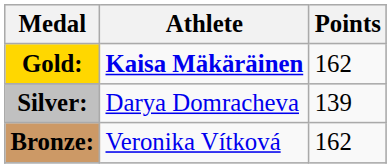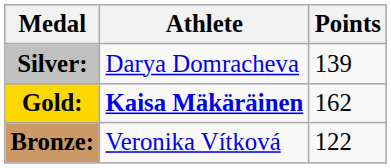rows swapped: (52, 63) <-> (52, 102)
(333, 142) 162 -> (333, 142) 122
